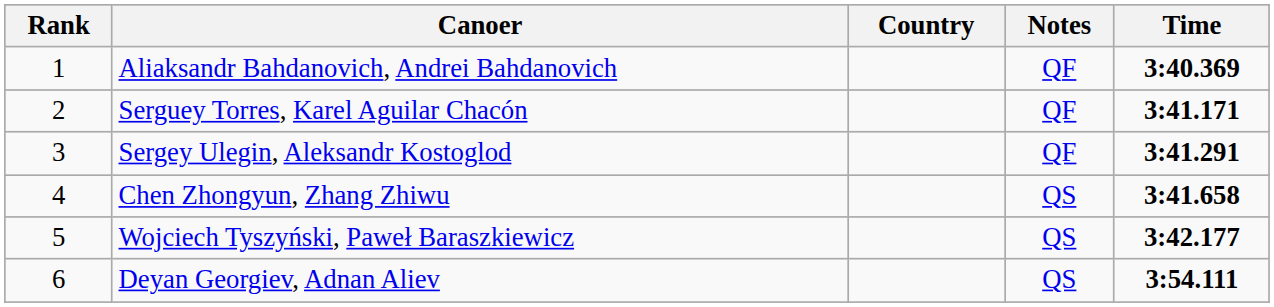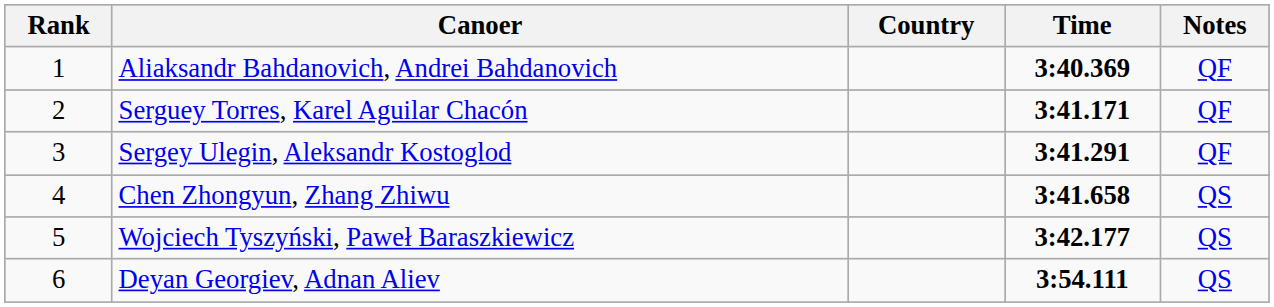columns swapped: (1192, 25) <-> (1059, 25)
